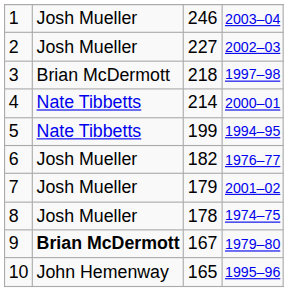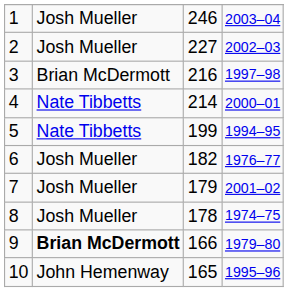(203, 74) 218 -> (203, 74) 216
(203, 243) 167 -> (203, 243) 166
